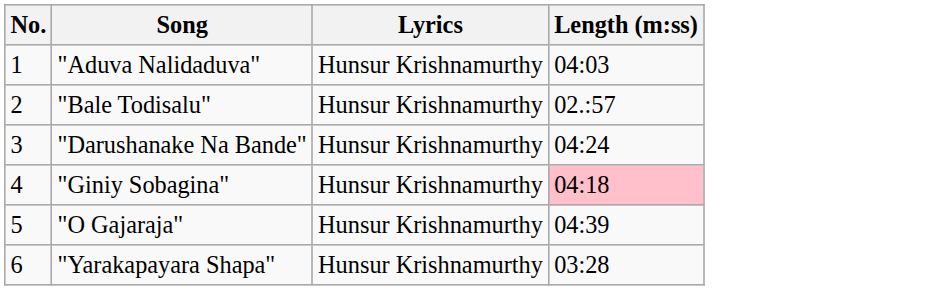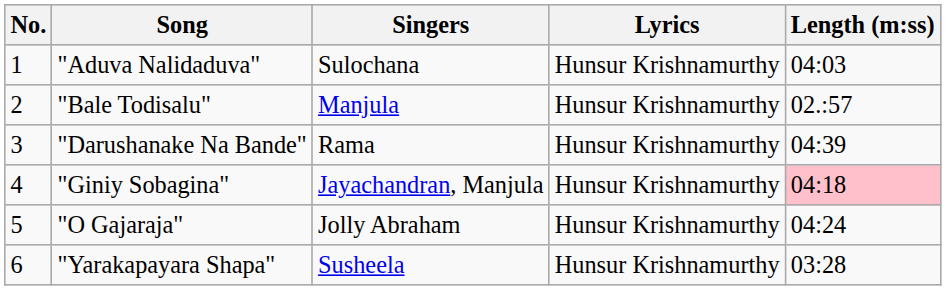+ column: (431, 24)
(582, 145) 04:24 -> (819, 145) 04:39
(582, 225) 04:39 -> (819, 225) 04:24
